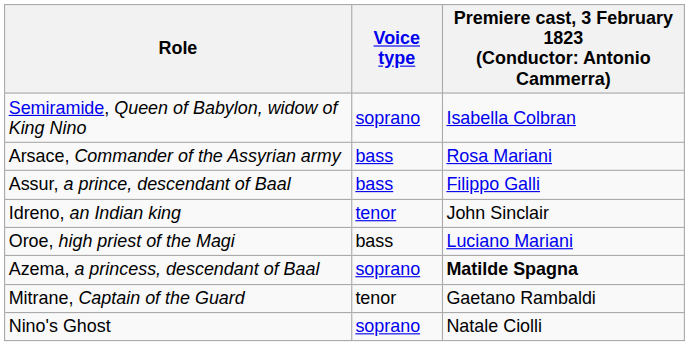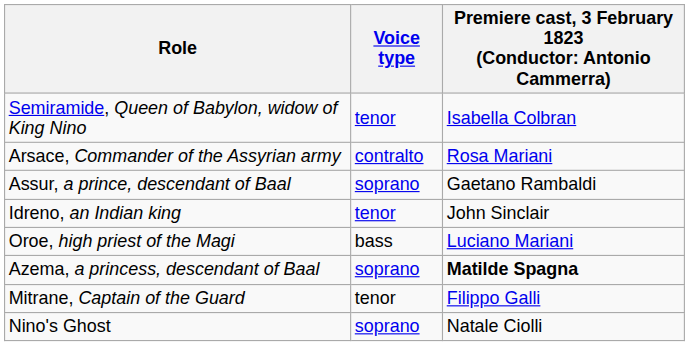(388, 117) soprano -> (375, 117) tenor
(374, 156) bass -> (389, 156) contralto
(374, 184) bass -> (387, 184) soprano
(493, 184) Filippo Galli -> (521, 184) Gaetano Rambaldi
(521, 298) Gaetano Rambaldi -> (494, 298) Filippo Galli
